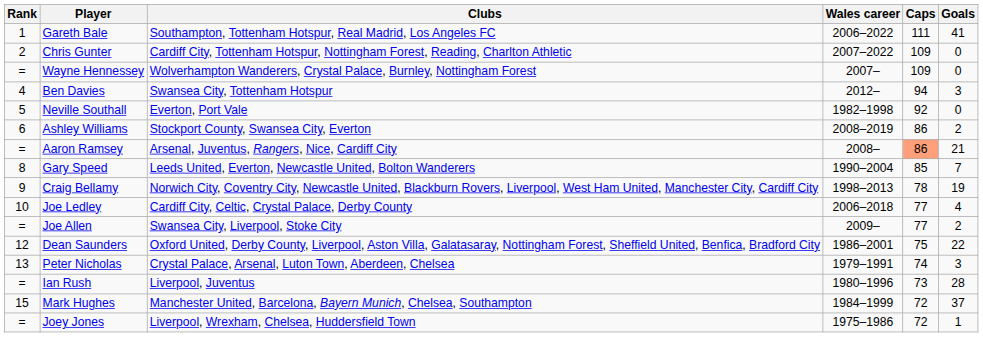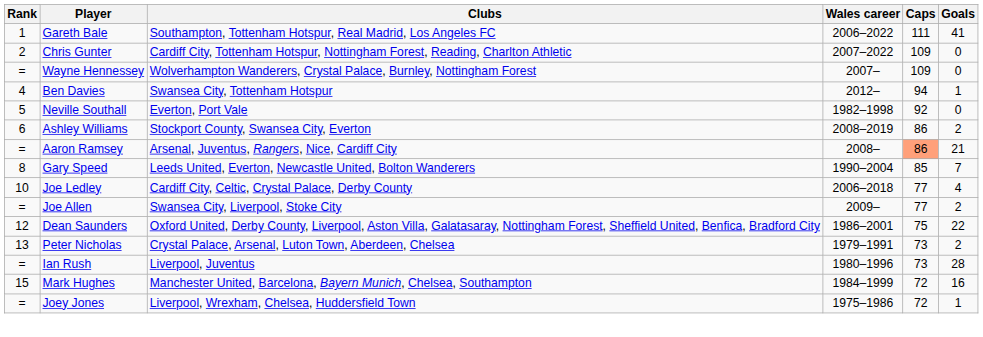(958, 91) 3 -> (958, 91) 1
- row: (80, 187)
(921, 264) 74 -> (921, 245) 73
(958, 264) 3 -> (958, 245) 2
(958, 303) 37 -> (958, 284) 16
